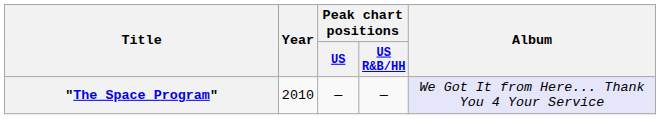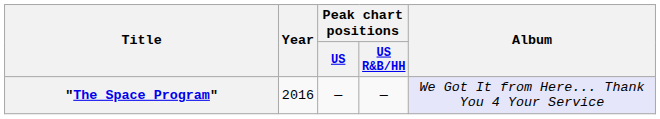(298, 95) 2010 -> (298, 95) 2016
